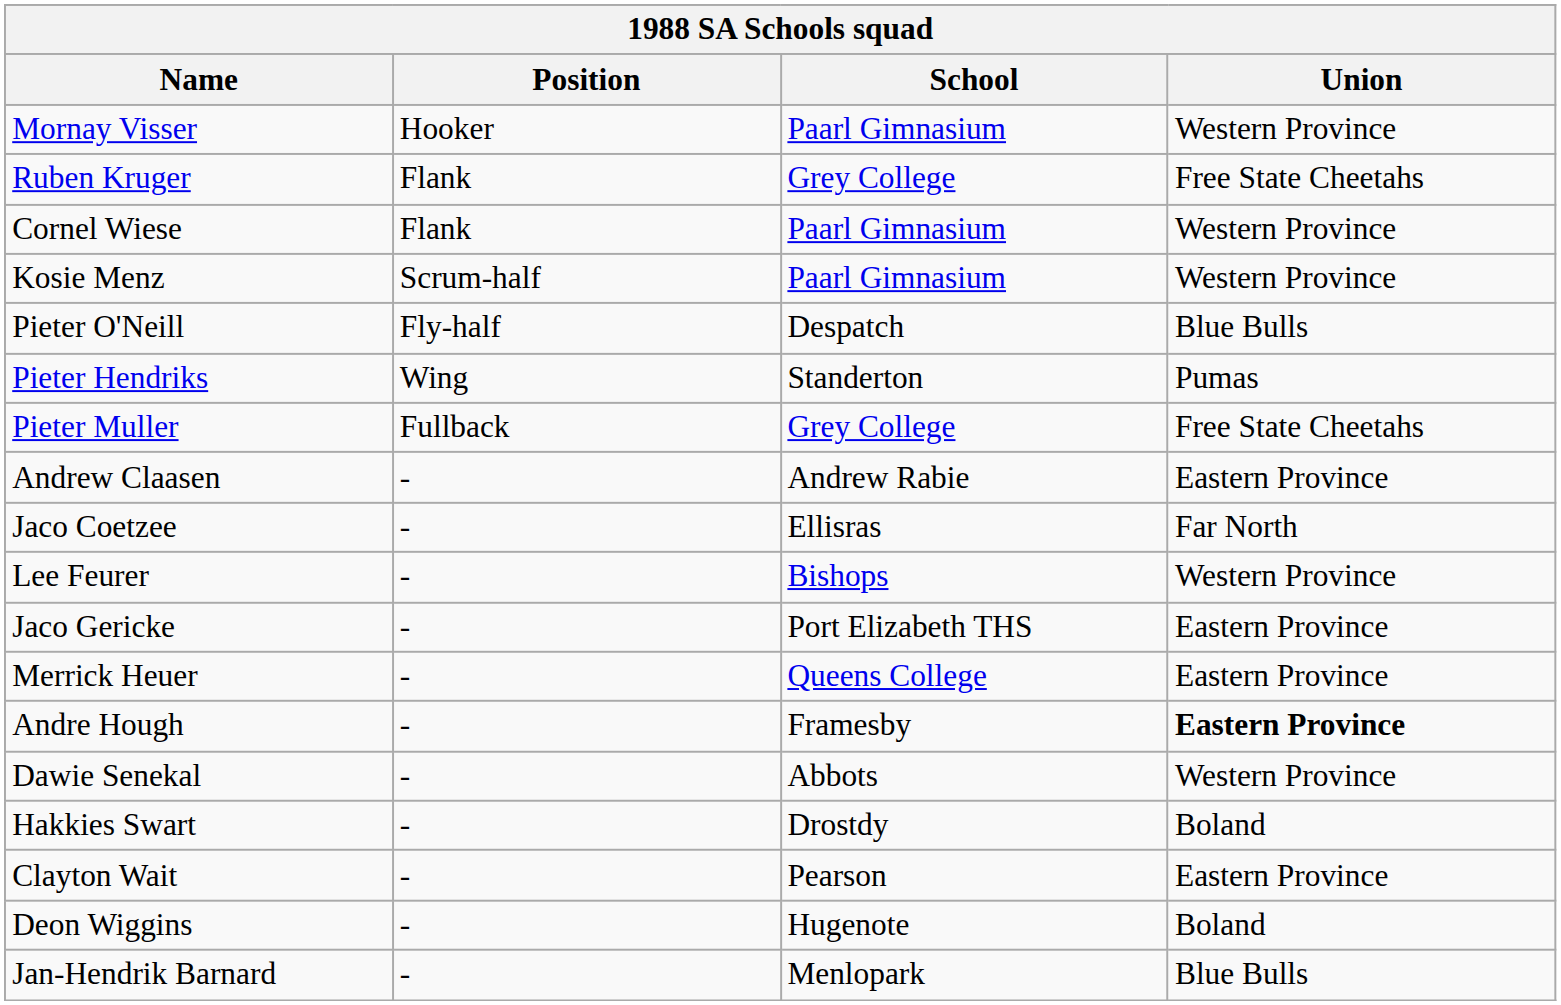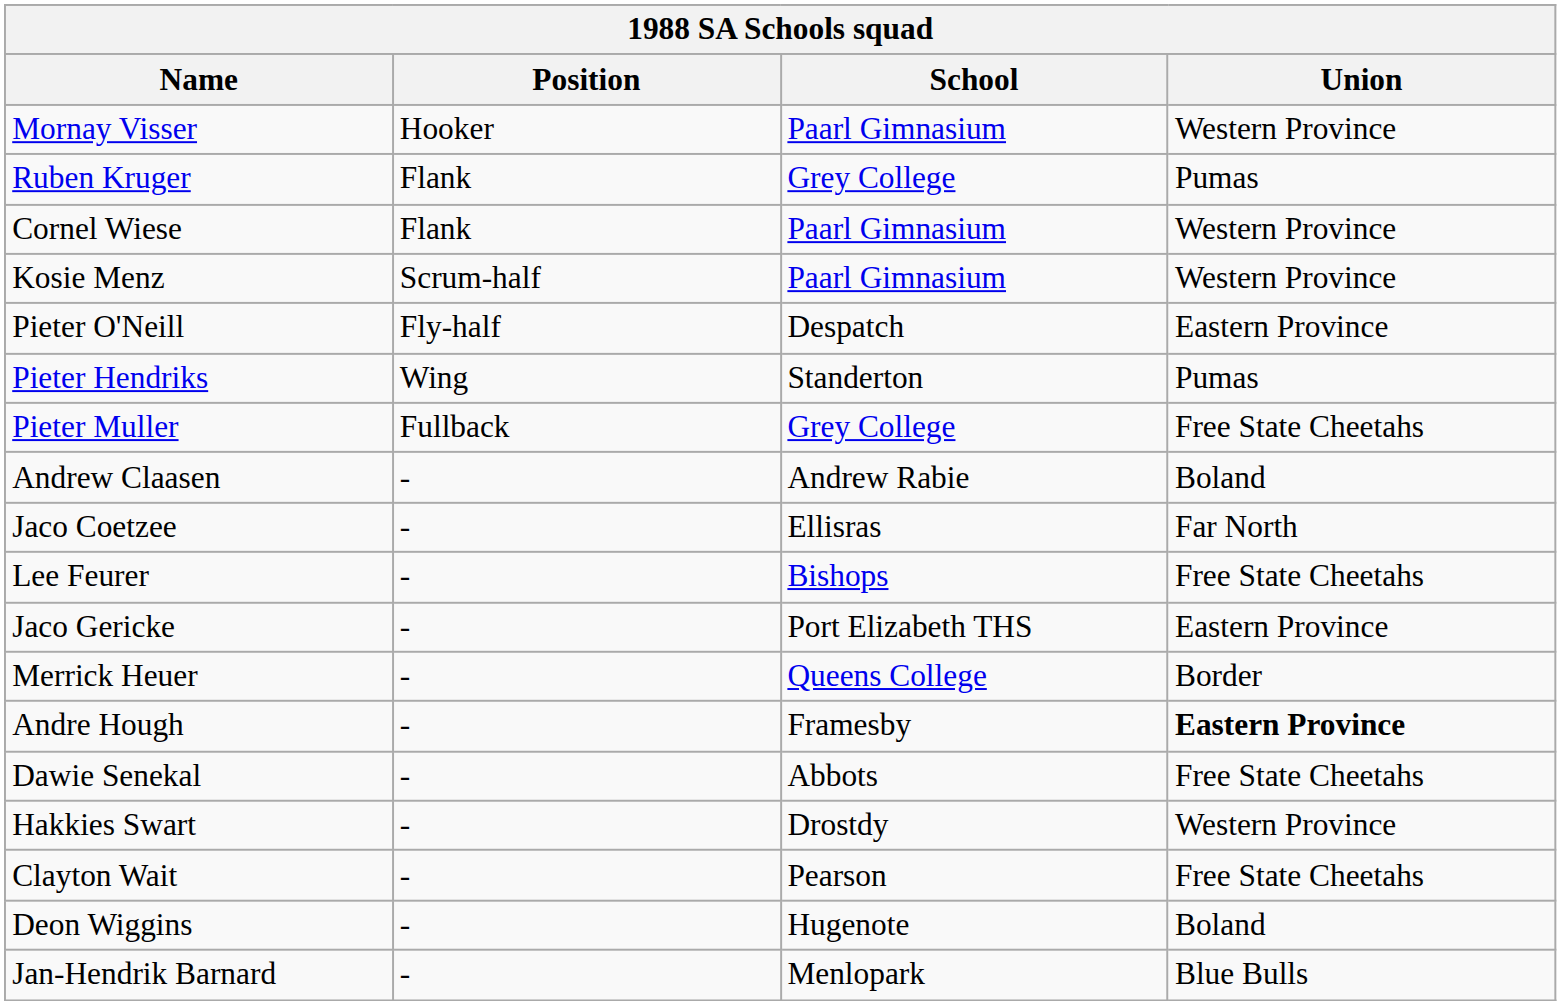(1300, 178) Free State Cheetahs -> (1217, 178) Pumas
(1242, 327) Blue Bulls -> (1282, 327) Eastern Province
(1282, 476) Eastern Province -> (1220, 476) Boland
(1286, 576) Western Province -> (1300, 576) Free State Cheetahs
(1282, 675) Eastern Province -> (1219, 675) Border
(1286, 775) Western Province -> (1300, 775) Free State Cheetahs
(1220, 825) Boland -> (1286, 825) Western Province
(1282, 874) Eastern Province -> (1300, 874) Free State Cheetahs
